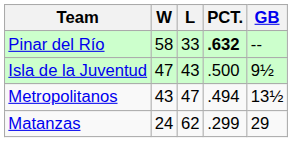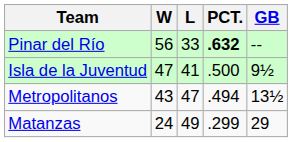(164, 44) 58 -> (164, 44) 56
(190, 70) 43 -> (190, 70) 41
(190, 123) 62 -> (190, 123) 49
